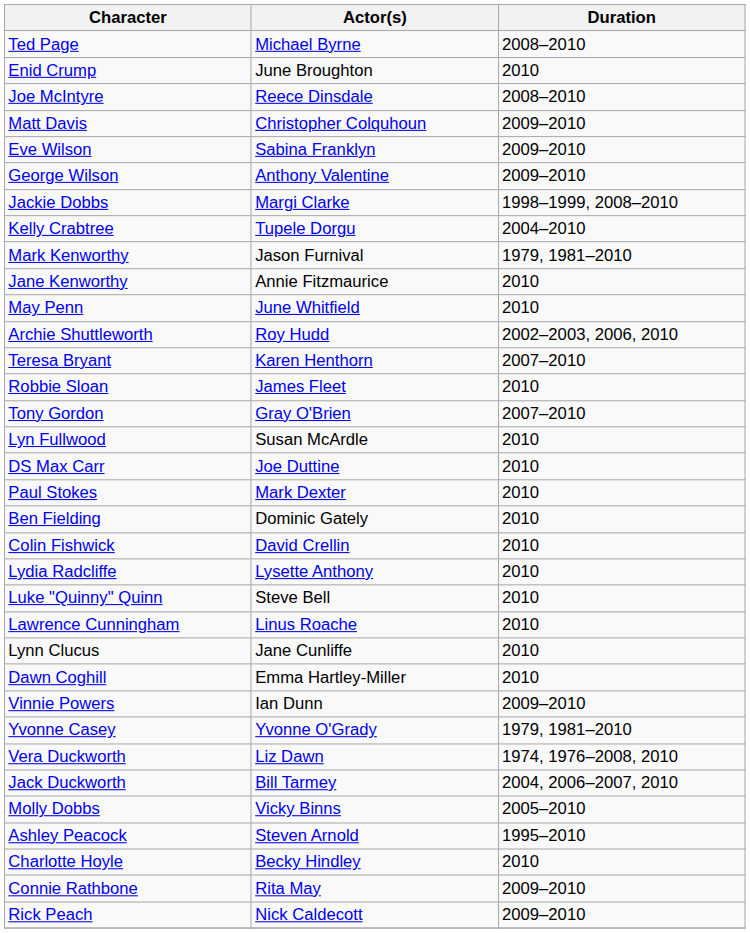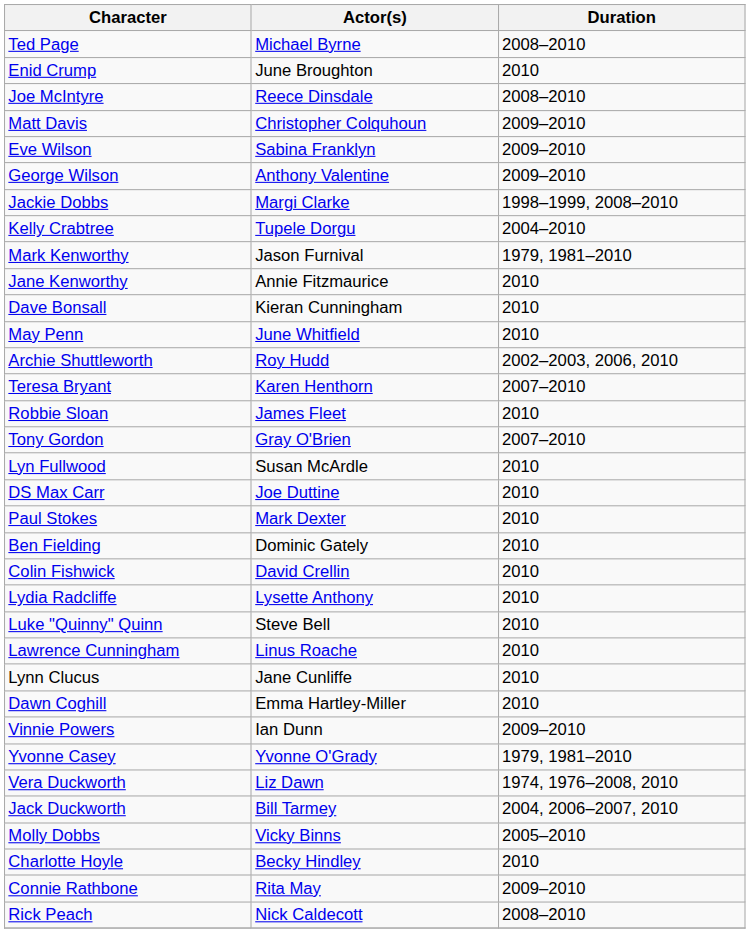+ row: (57, 307)
- row: (68, 835)
(544, 914) 2009–2010 -> (544, 914) 2008–2010
